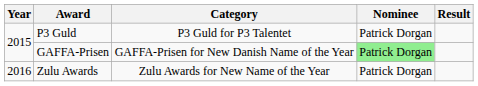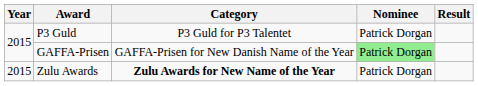(19, 71) 2016 -> (19, 71) 2015
(234, 71) normal -> (234, 71) bold
